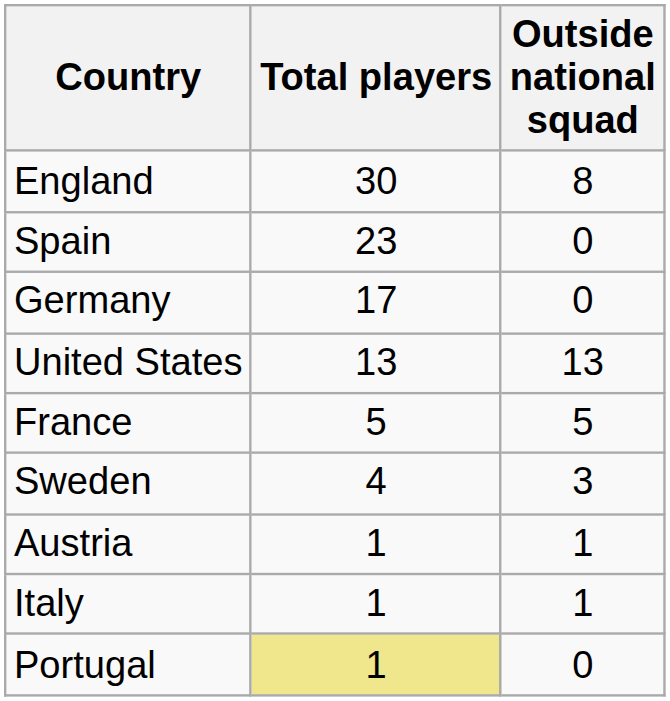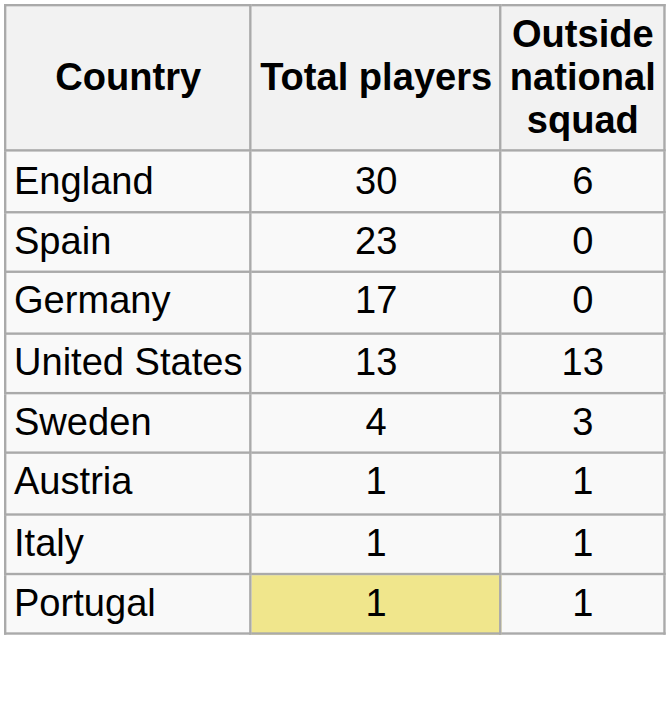(583, 180) 8 -> (583, 180) 6
- row: (73, 422)
(583, 663) 0 -> (583, 603) 1
